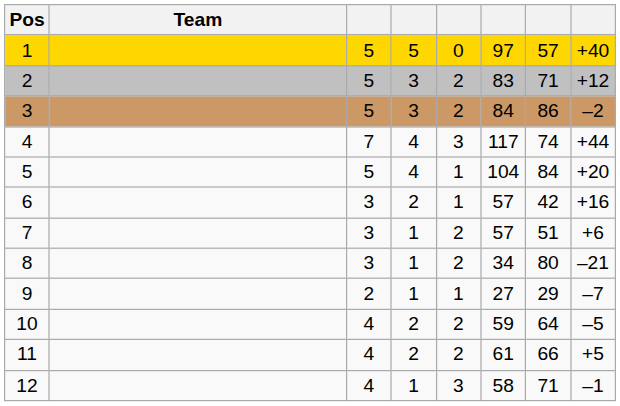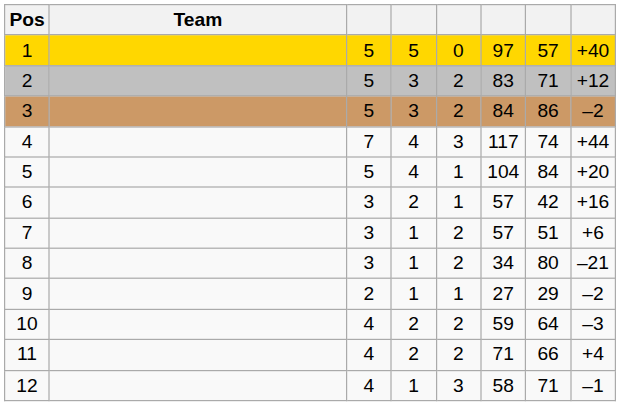(593, 293) –7 -> (593, 293) –2
(593, 324) –5 -> (593, 324) –3
(503, 354) 61 -> (503, 354) 71
(593, 354) +5 -> (593, 354) +4
